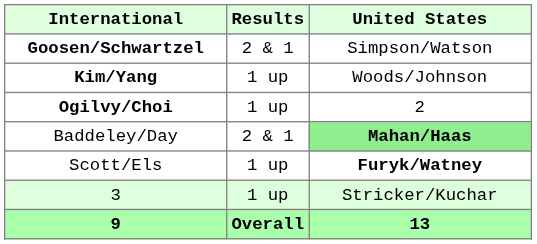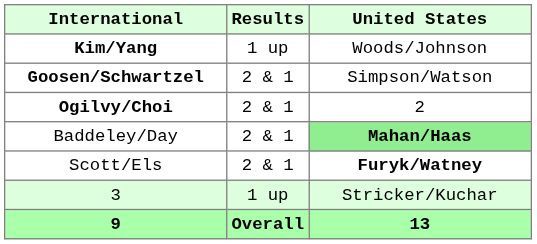rows swapped: (116, 49) <-> (116, 78)
(268, 107) 1 up -> (268, 107) 2 & 1
(268, 166) 1 up -> (268, 166) 2 & 1
